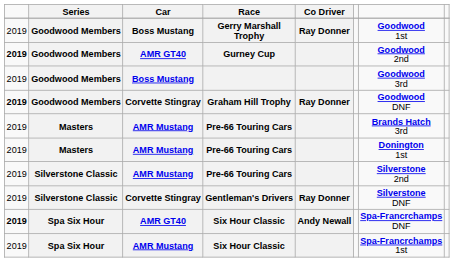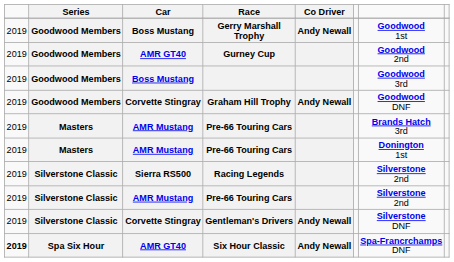(324, 31) Ray Donner -> (324, 31) Andy Newall
(17, 55) bold -> (17, 55) normal
(17, 102) bold -> (17, 102) normal
(324, 102) Ray Donner -> (324, 102) Andy Newall
+ row: (163, 174)
(324, 198) Ray Donner -> (324, 222) Andy Newall
- row: (163, 246)
